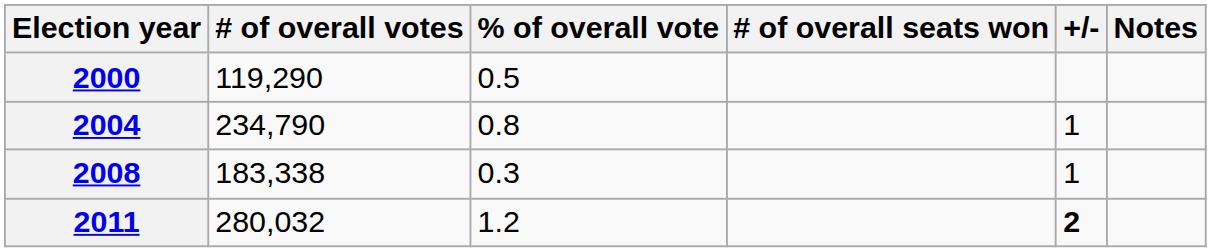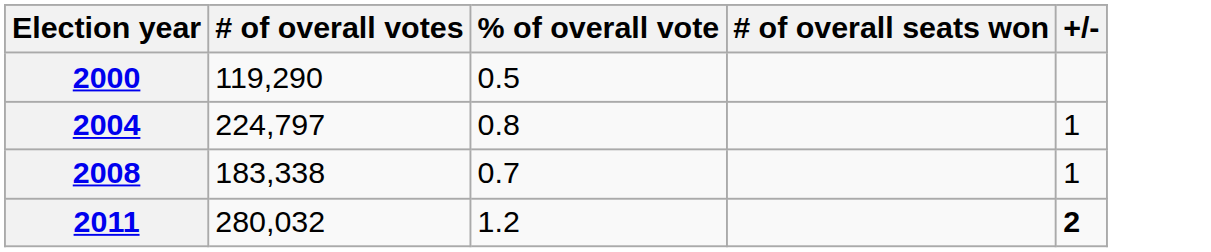- column: (1156, 28)
(270, 125) 234,790 -> (270, 125) 224,797
(499, 173) 0.3 -> (499, 173) 0.7
